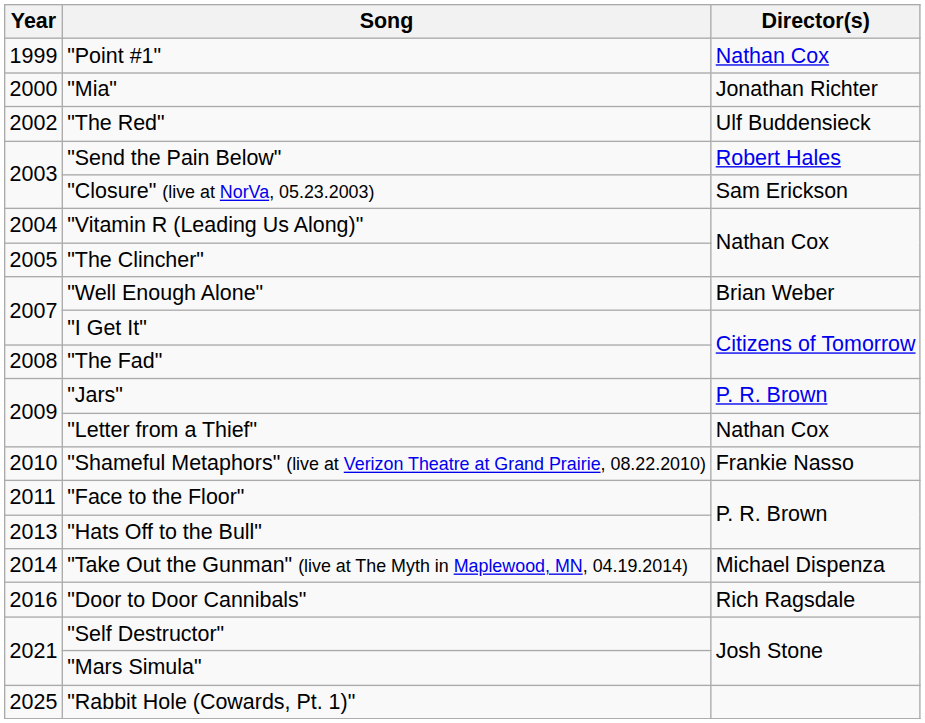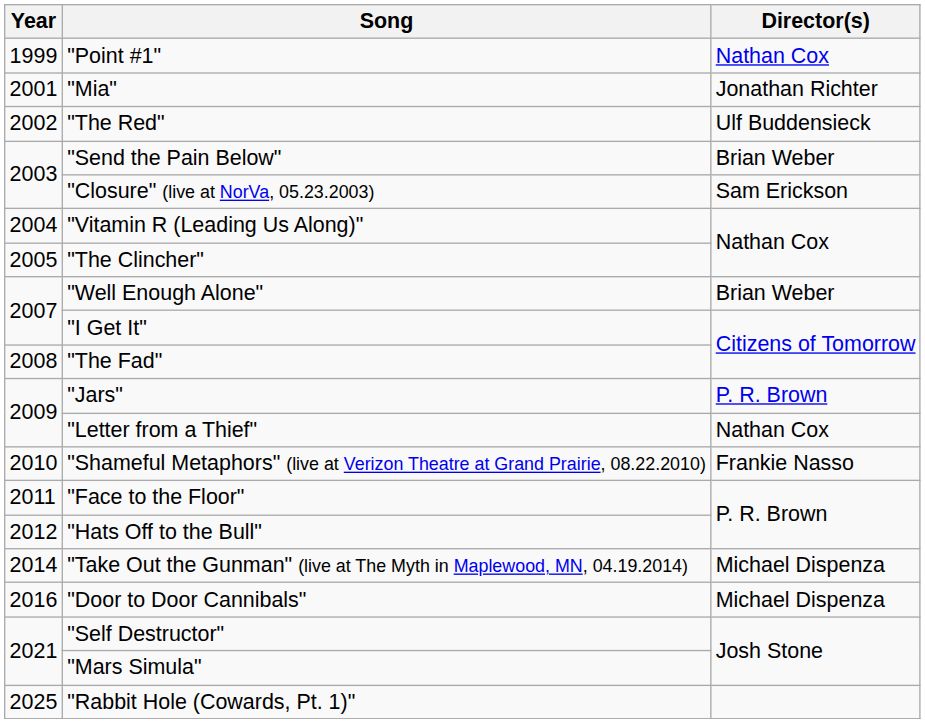(33, 89) 2000 -> (33, 89) 2001
(778, 157) Robert Hales -> (775, 157) Brian Weber
(33, 531) 2013 -> (33, 531) 2012
(785, 599) Rich Ragsdale -> (800, 599) Michael Dispenza
